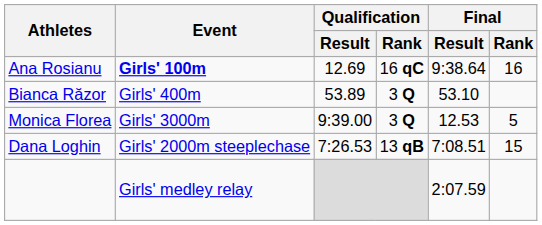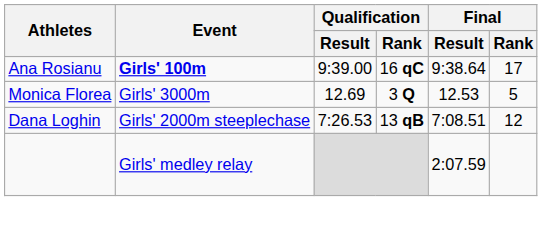(345, 69) 12.69 -> (345, 69) 9:39.00
(513, 69) 16 -> (513, 69) 17
- row: (57, 95)
(345, 121) 9:39.00 -> (345, 95) 12.69
(513, 146) 15 -> (513, 121) 12
